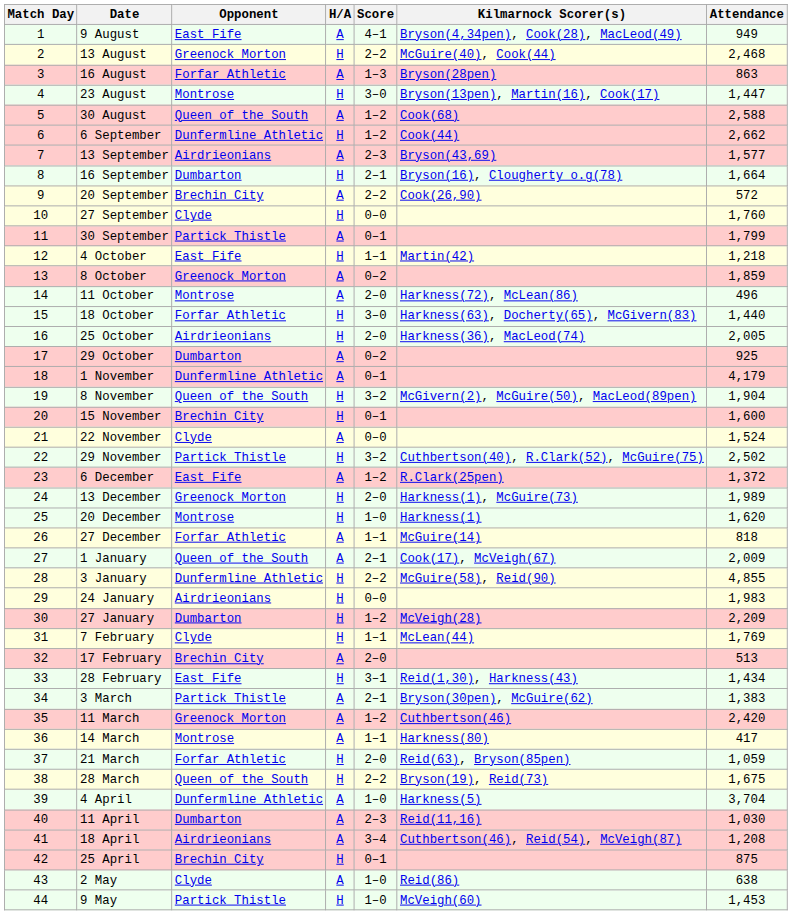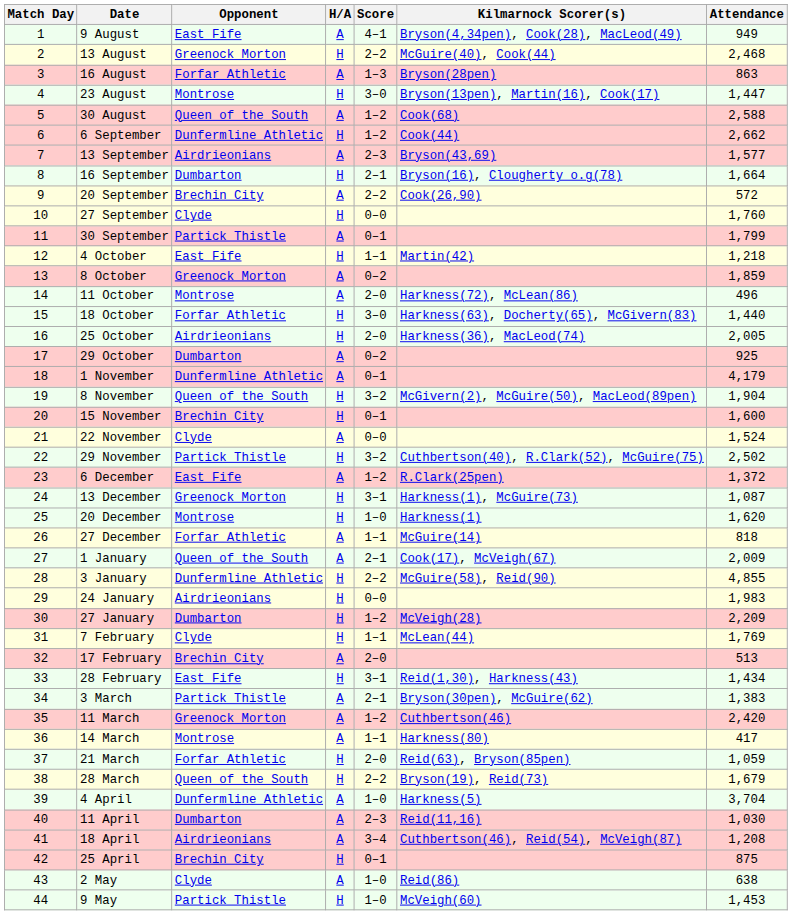(376, 498) 2–0 -> (376, 498) 3–1
(747, 498) 1,989 -> (747, 498) 1,087
(747, 779) 1,675 -> (747, 779) 1,679
